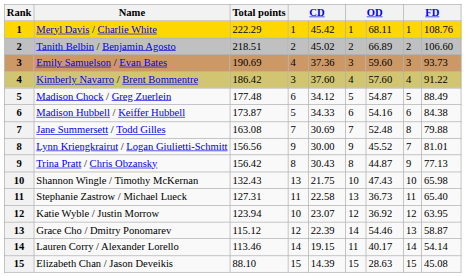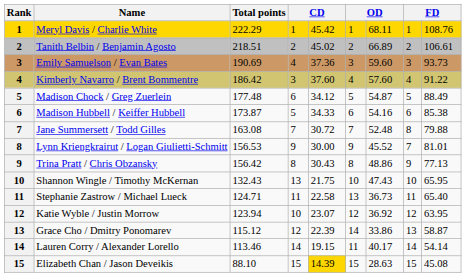(438, 46) 106.60 -> (438, 46) 106.61
(436, 113) 84.38 -> (436, 113) 85.38
(323, 130) 30.69 -> (323, 130) 30.72
(247, 146) 156.56 -> (247, 146) 156.53
(380, 163) 44.87 -> (380, 163) 48.86
(436, 180) 65.98 -> (436, 180) 65.95
(247, 197) 127.31 -> (247, 197) 124.71
(380, 230) 54.46 -> (380, 230) 33.86
(323, 264) no background -> (323, 264) gold background
